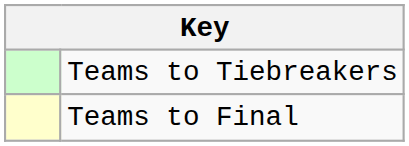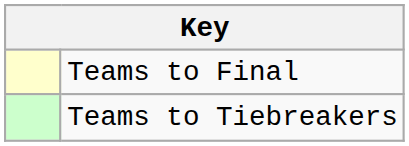rows swapped: (183, 117) <-> (233, 72)
